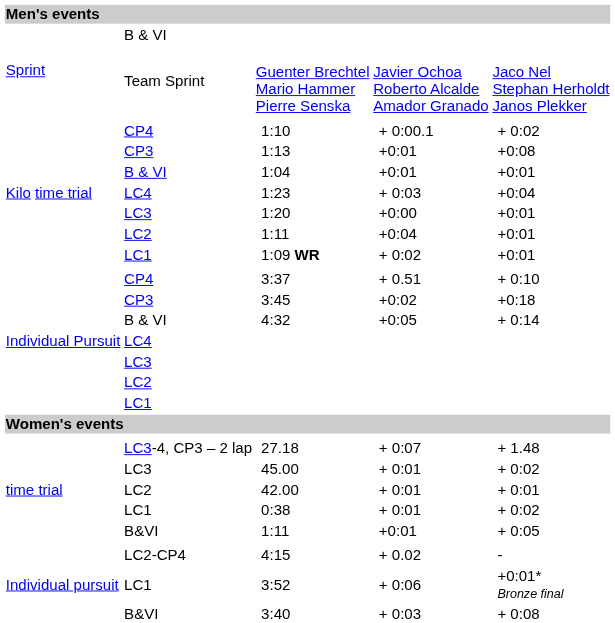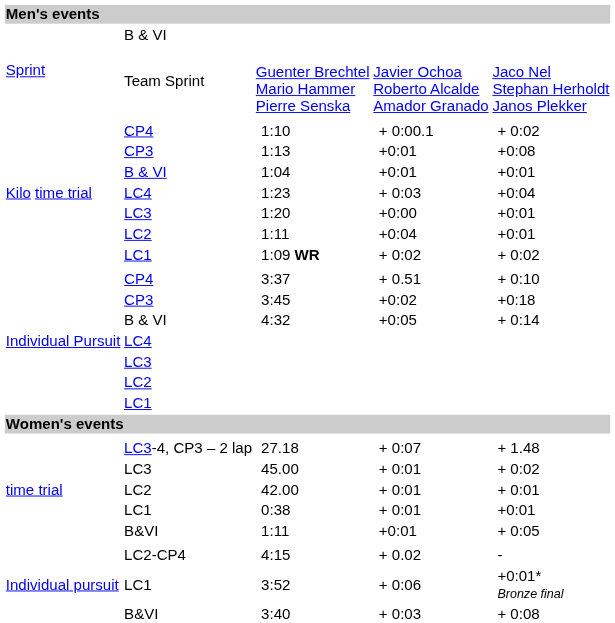(516, 254) +0:01 -> (519, 254) + 0:02
(519, 510) + 0:02 -> (516, 510) +0:01
